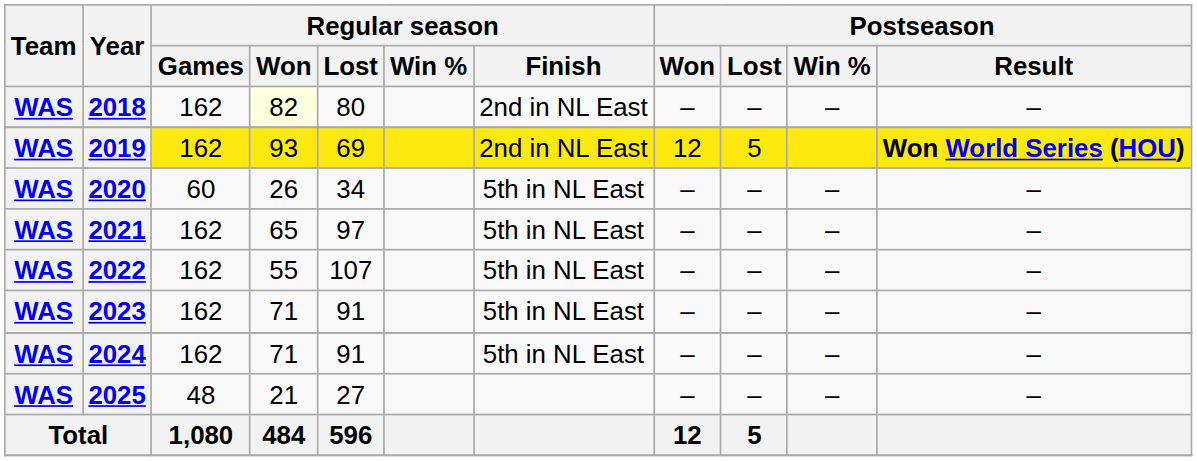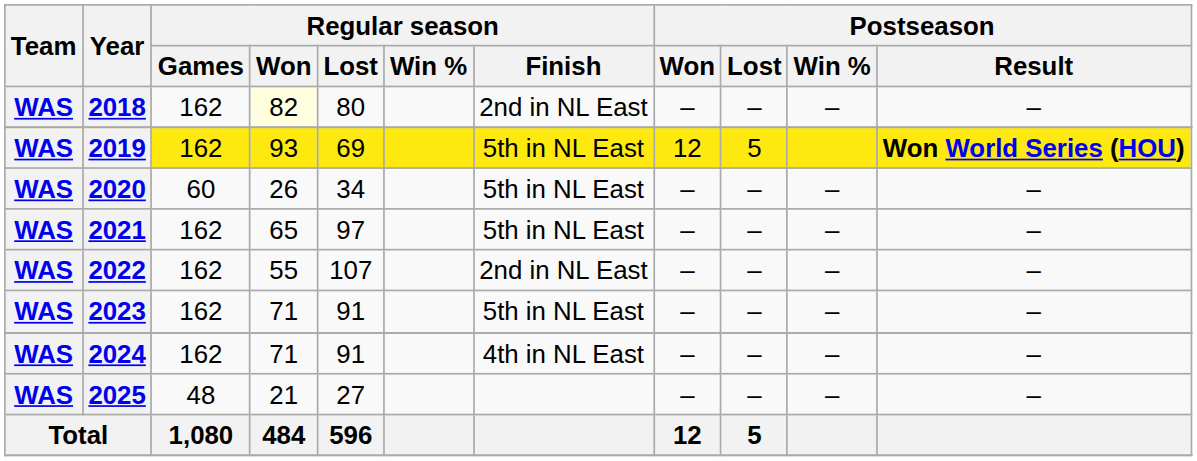(563, 148) 2nd in NL East -> (563, 148) 5th in NL East
(563, 271) 5th in NL East -> (563, 271) 2nd in NL East
(563, 353) 5th in NL East -> (563, 353) 4th in NL East
